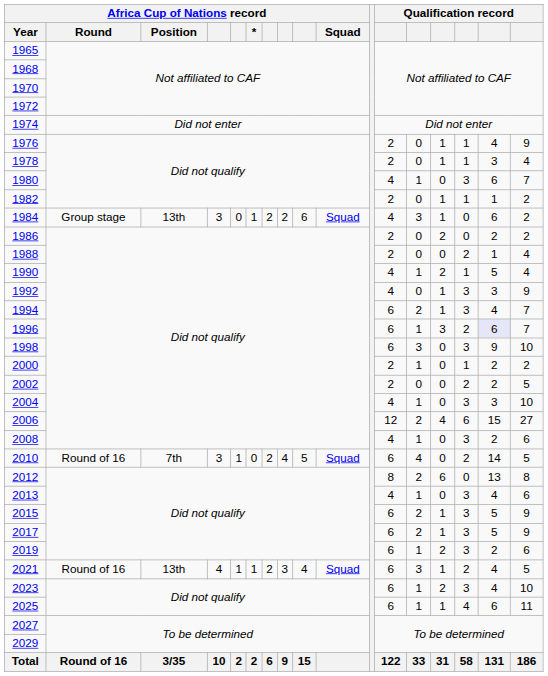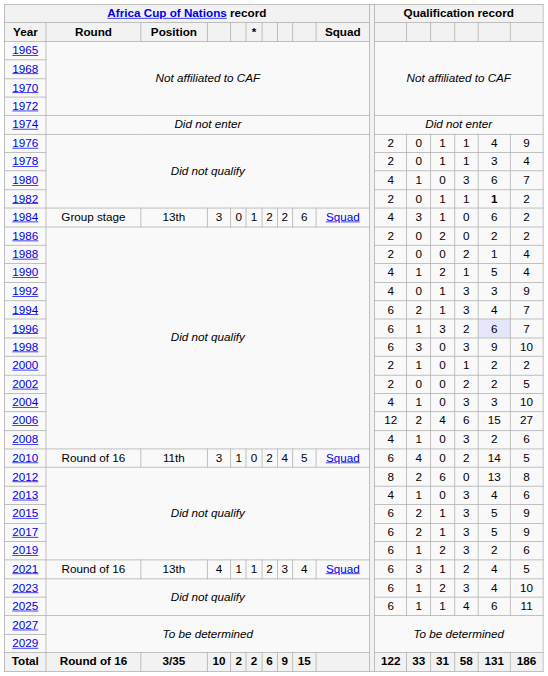(494, 198) normal -> (494, 198) bold
(174, 458) 7th -> (174, 458) 11th
